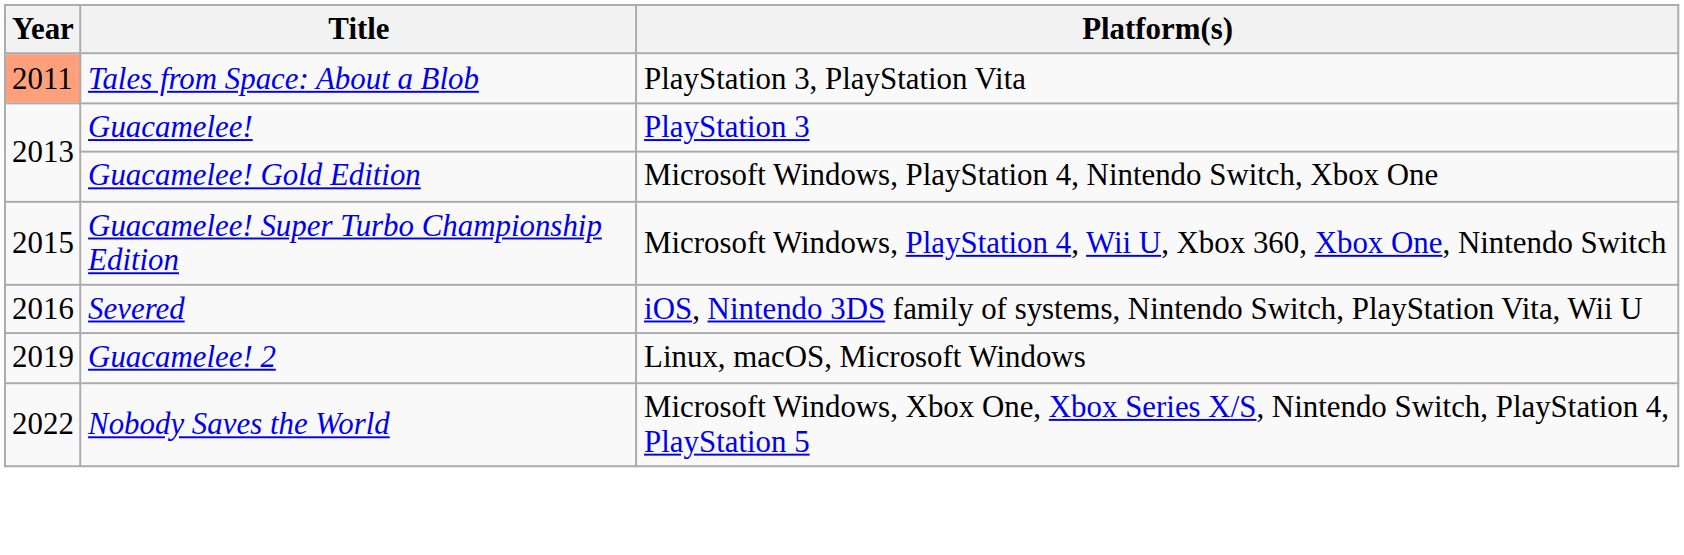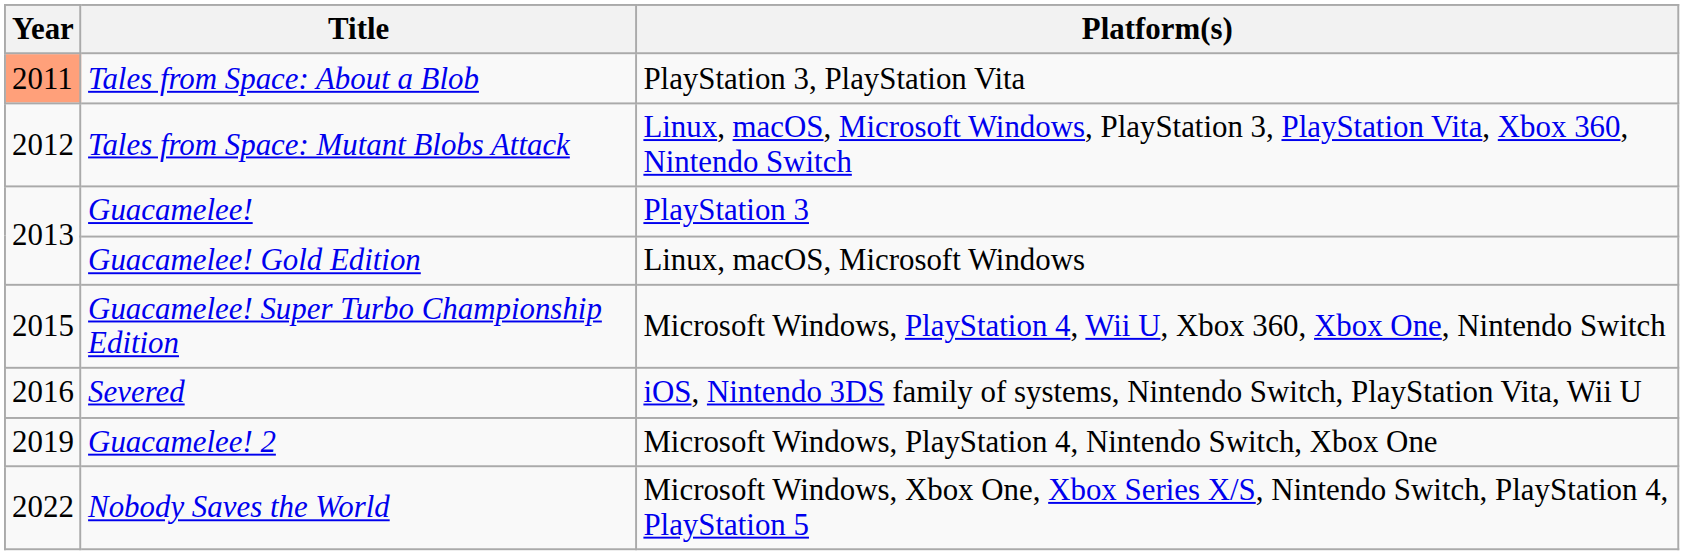+ row: (329, 144)
(1041, 175) Microsoft Windows, PlayStation 4, Nintendo Switch, Xbox One -> (864, 259) Linux, macOS, Microsoft Windows
(865, 357) Linux, macOS, Microsoft Windows -> (1040, 441) Microsoft Windows, PlayStation 4, Nintendo Switch, Xbox One
